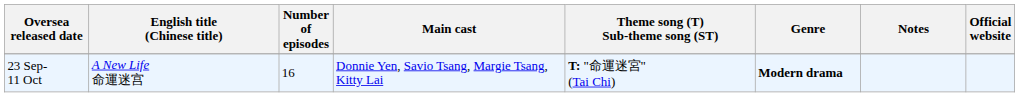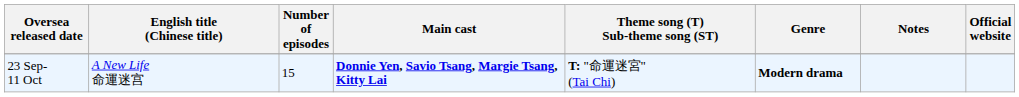(288, 72) 16 -> (288, 72) 15
(442, 72) normal -> (447, 72) bold
